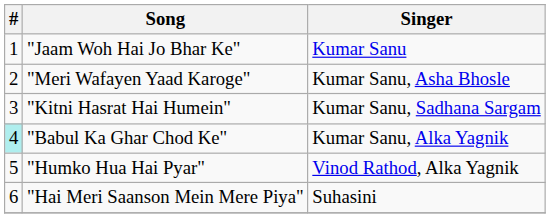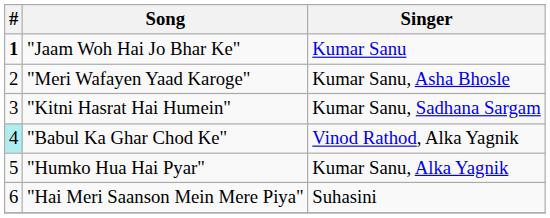(14, 49) normal -> (14, 49) bold
(410, 138) Kumar Sanu, Alka Yagnik -> (416, 138) Vinod Rathod, Alka Yagnik
(416, 167) Vinod Rathod, Alka Yagnik -> (410, 167) Kumar Sanu, Alka Yagnik
